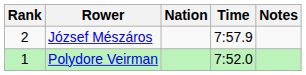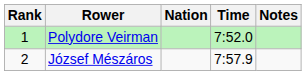rows swapped: (103, 59) <-> (100, 37)
